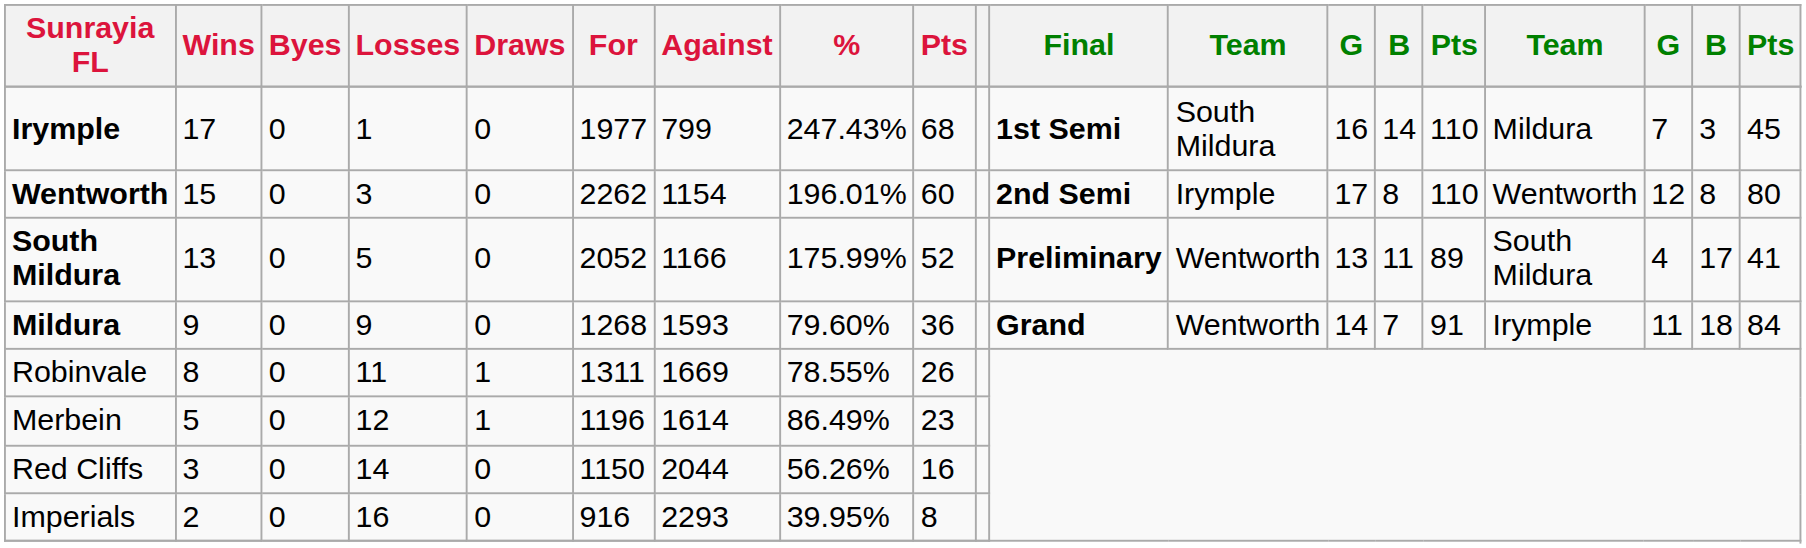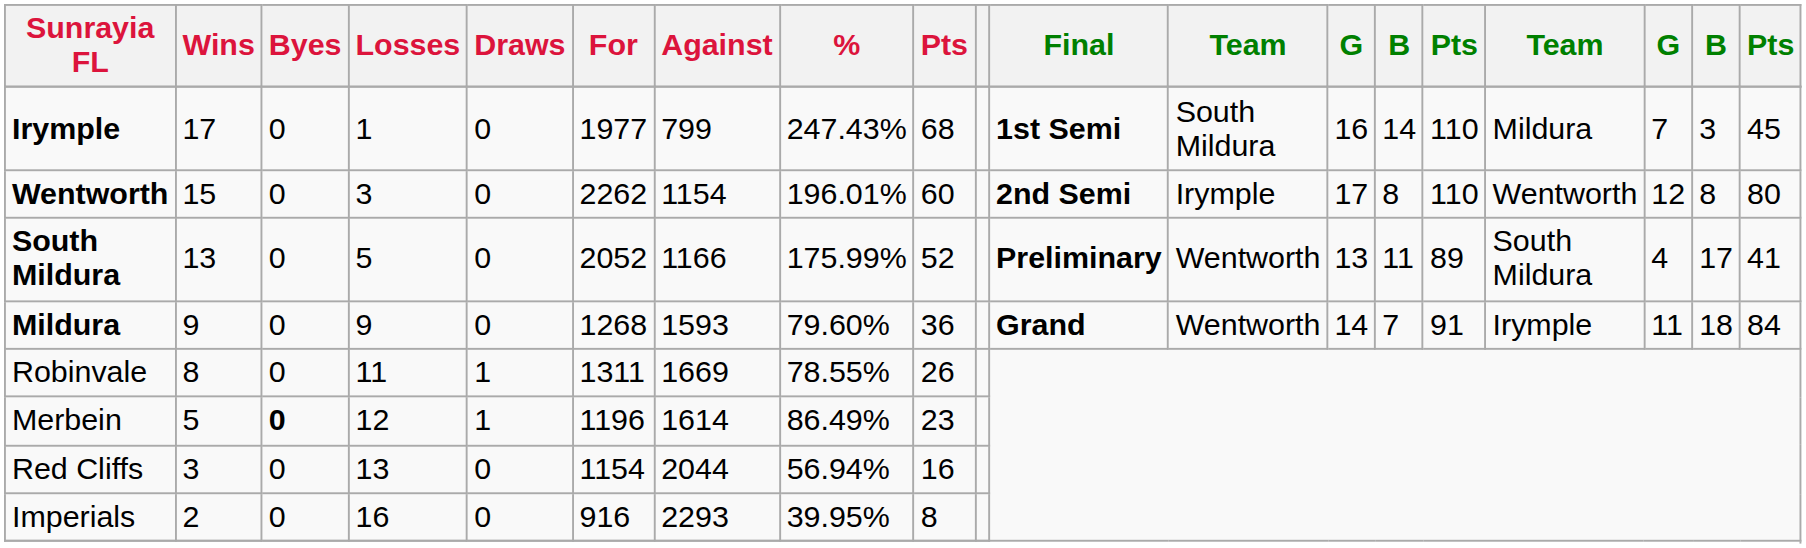(277, 420) normal -> (277, 420) bold
(372, 468) 14 -> (372, 468) 13
(612, 468) 1150 -> (612, 468) 1154
(838, 468) 56.26% -> (838, 468) 56.94%
